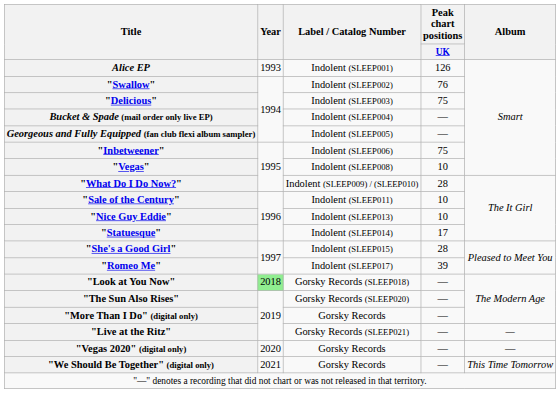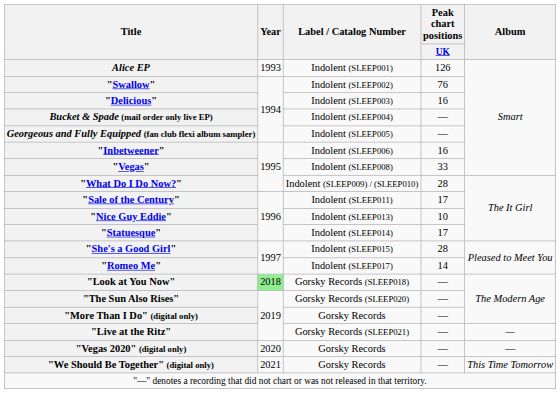(443, 101) 75 -> (443, 101) 16
(443, 150) 75 -> (443, 150) 16
(443, 167) 10 -> (443, 167) 33
(443, 200) 10 -> (443, 200) 17
(443, 266) 39 -> (443, 266) 14
